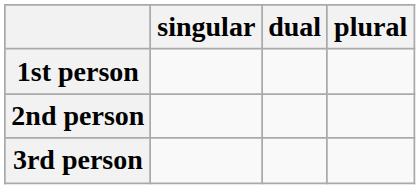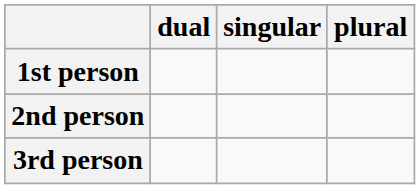columns swapped: (206, 26) <-> (295, 26)
